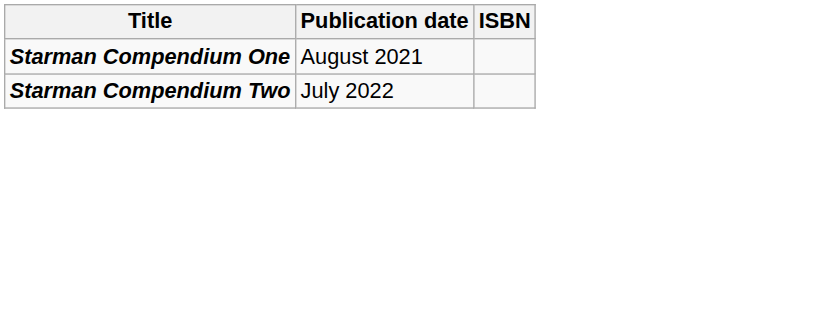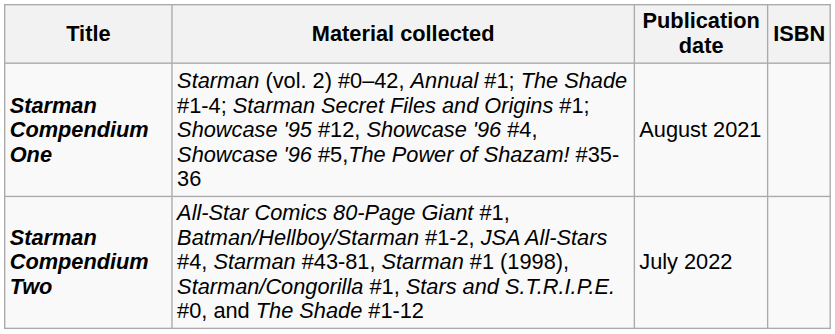+ column: (403, 33)
